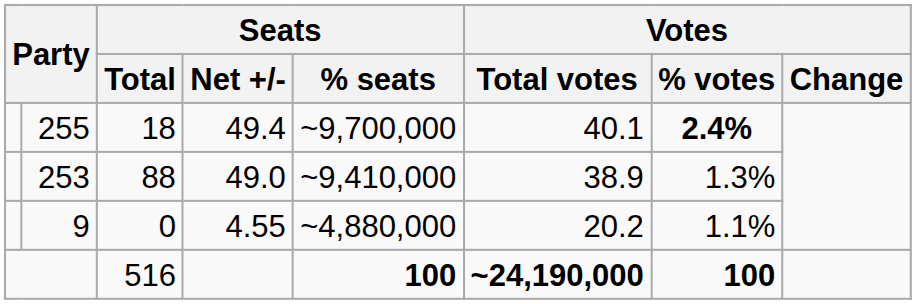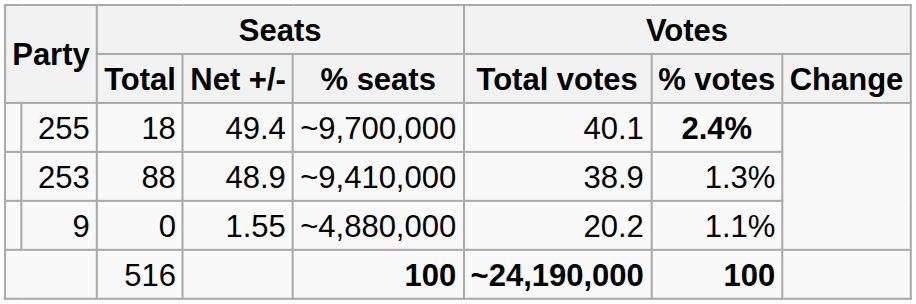(256, 177) 49.0 -> (256, 177) 48.9
(256, 226) 4.55 -> (256, 226) 1.55
